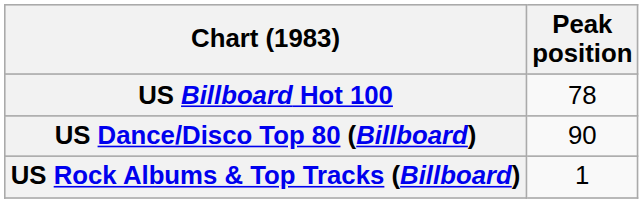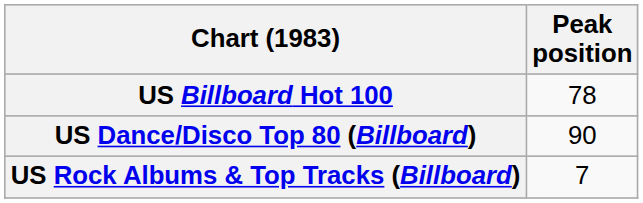(582, 176) 1 -> (582, 176) 7
